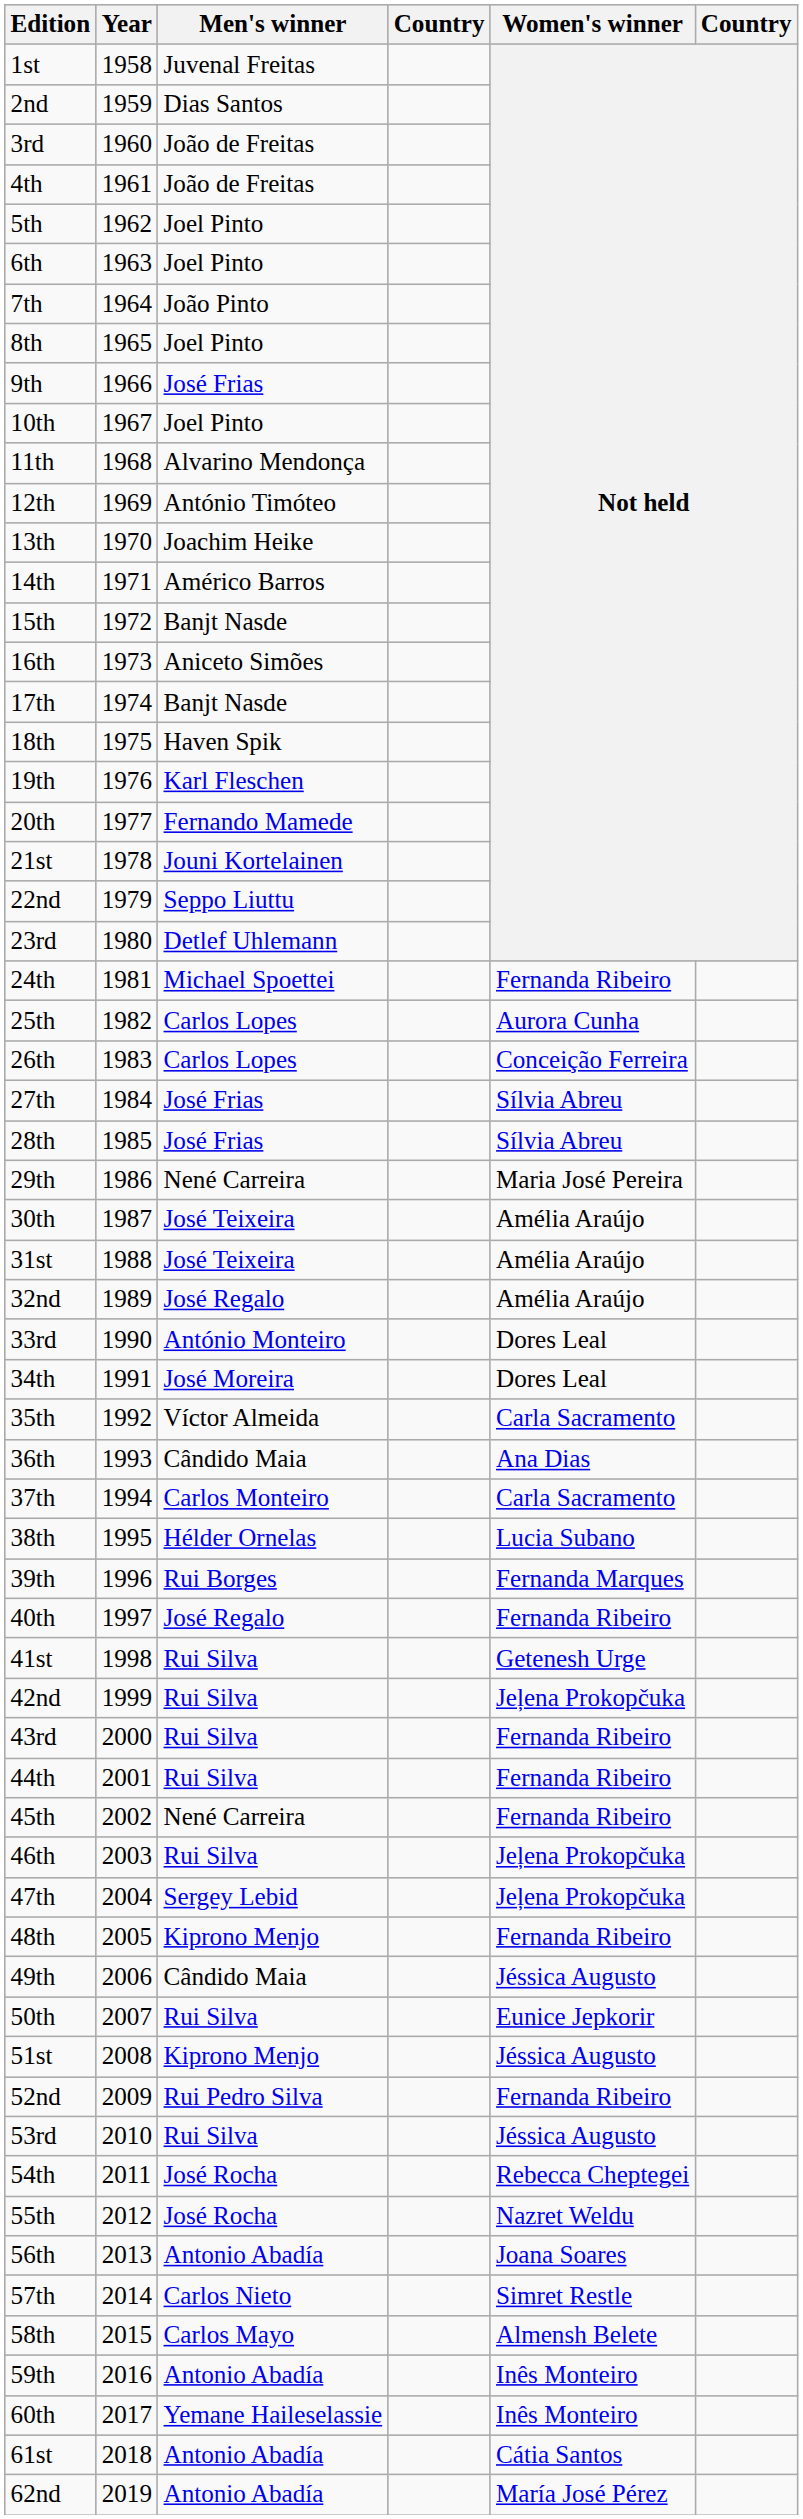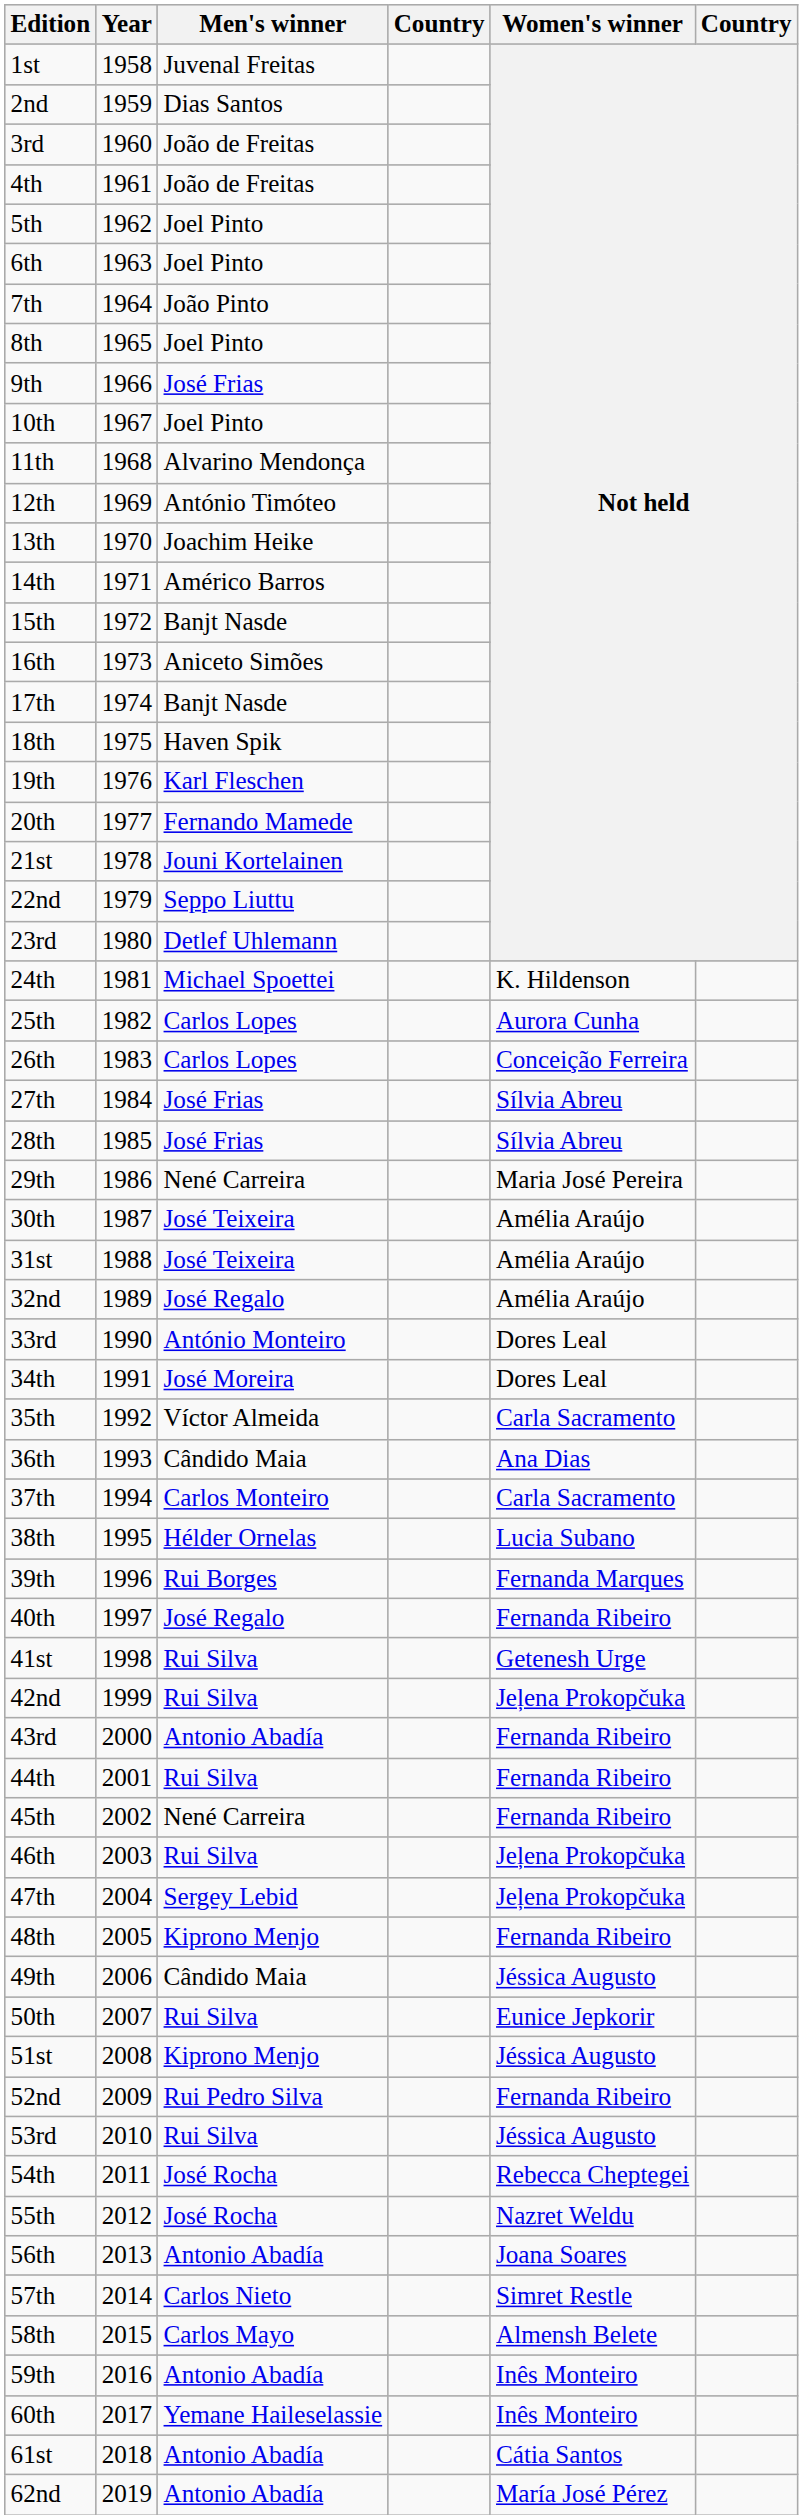(584, 980) Fernanda Ribeiro -> (563, 980) K. Hildenson
(211, 1737) Rui Silva -> (243, 1737) Antonio Abadía
